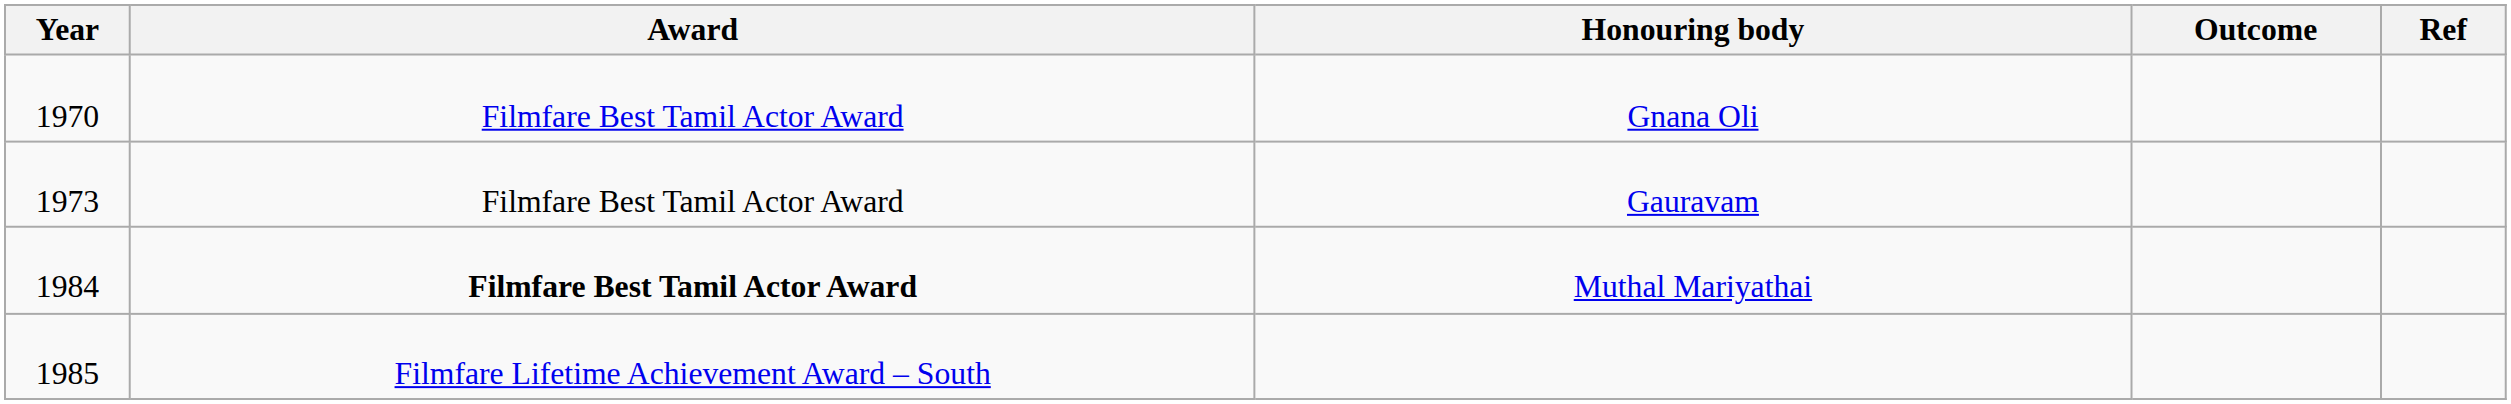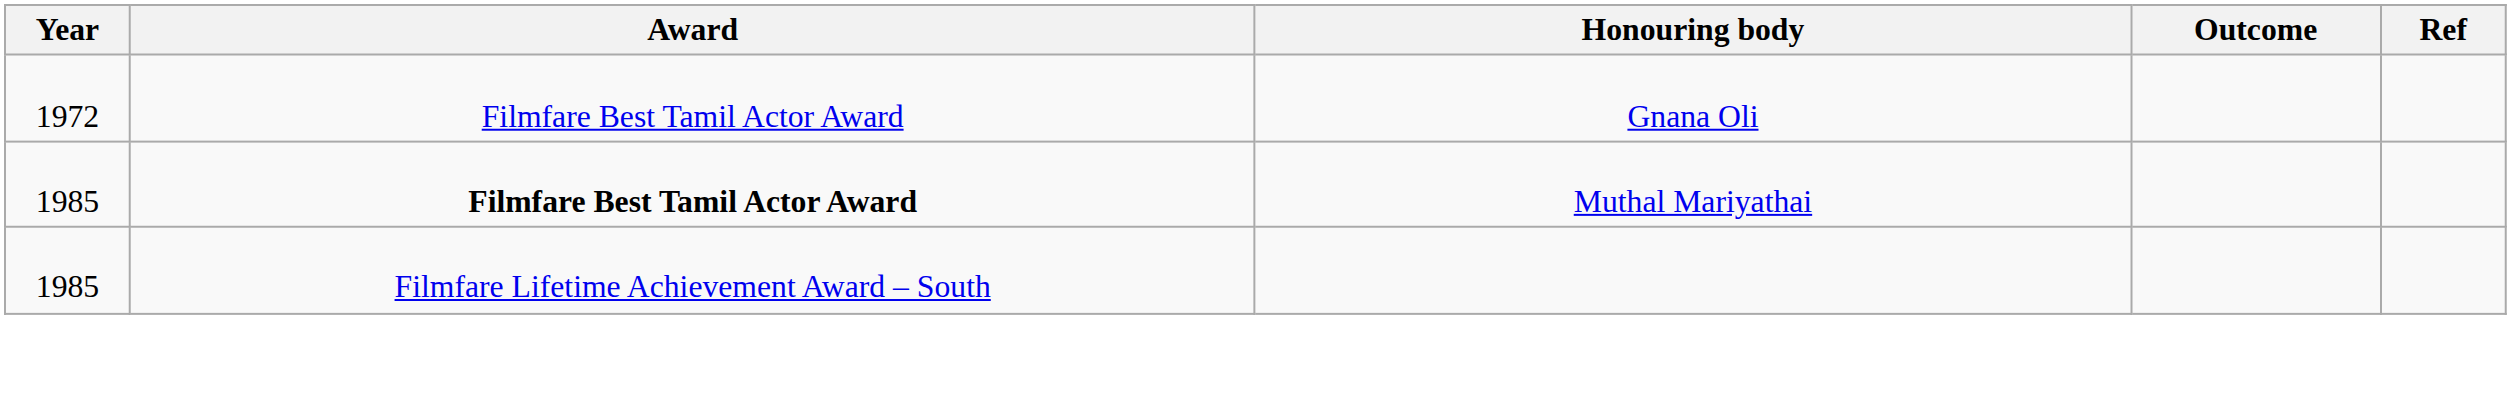(67, 115) 1970 -> (67, 115) 1972
- row: (1693, 201)
(67, 287) 1984 -> (67, 201) 1985
